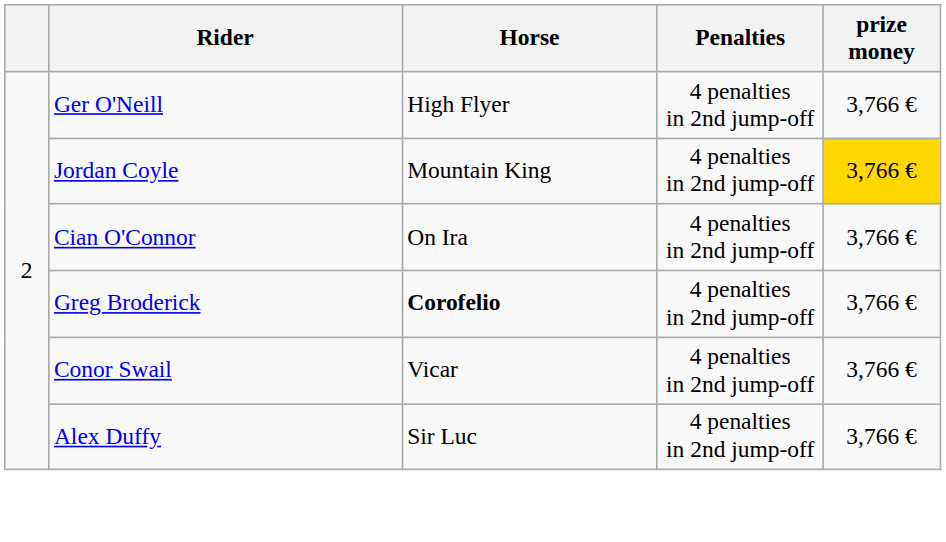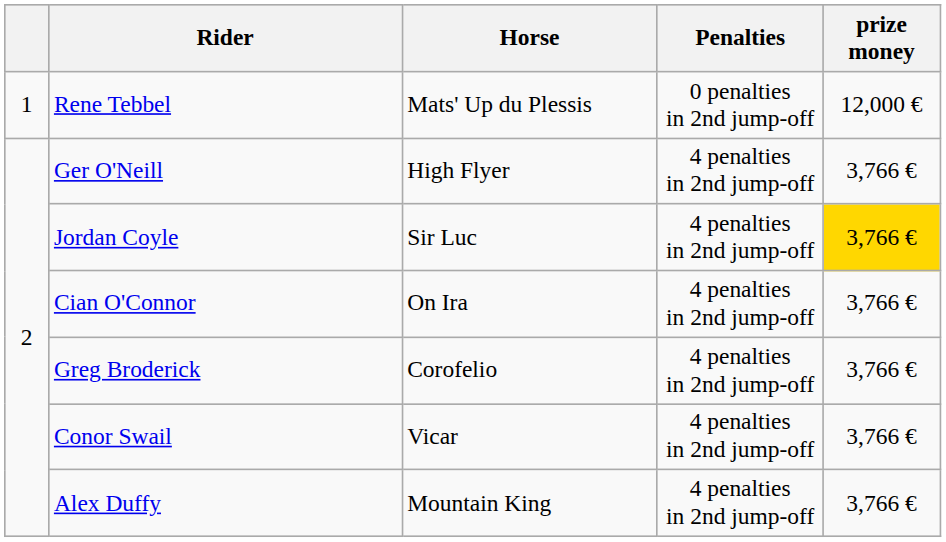+ row: (112, 104)
(479, 170) Mountain King -> (442, 237) Sir Luc
(454, 303) bold -> (452, 370) normal
(442, 436) Sir Luc -> (479, 503) Mountain King
